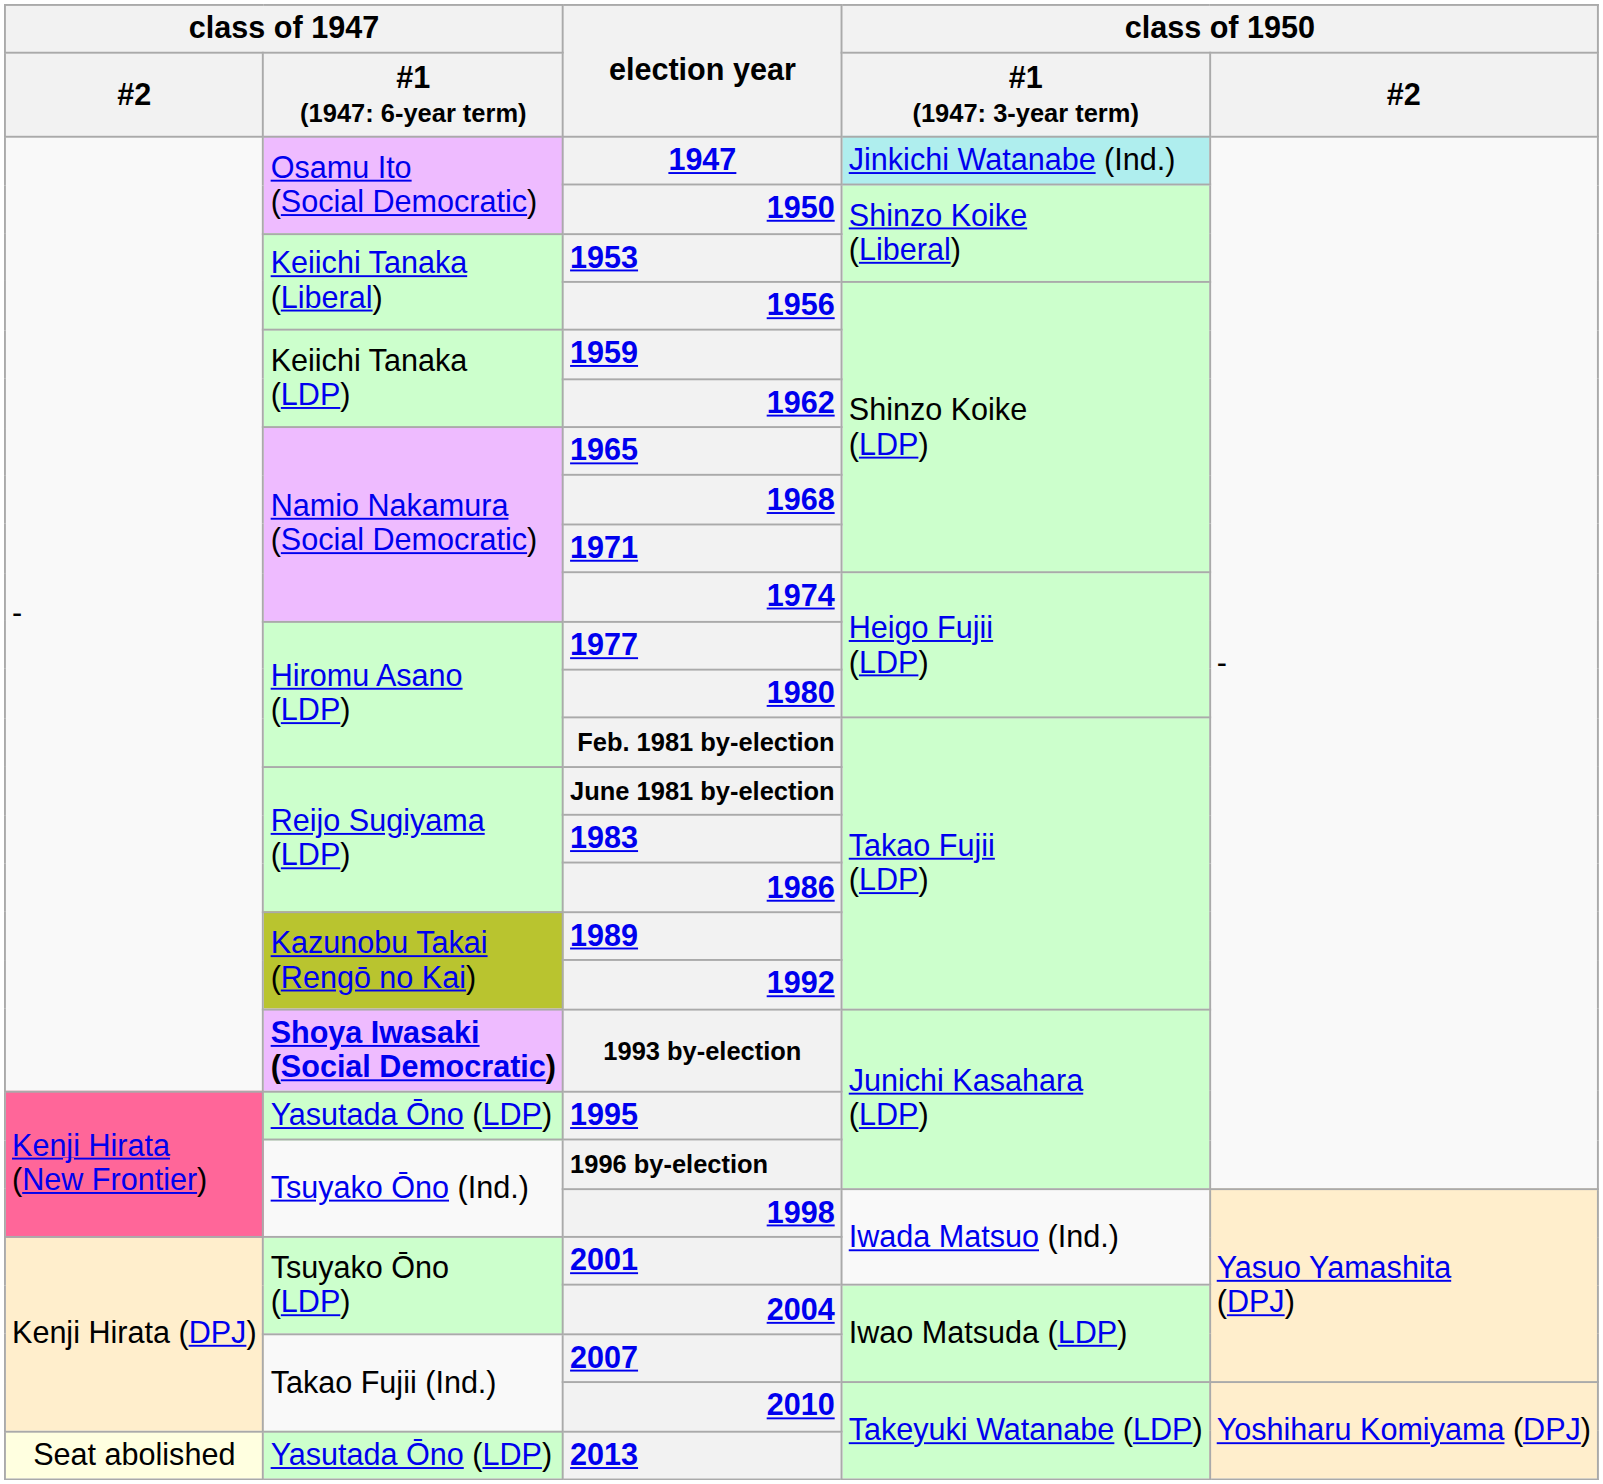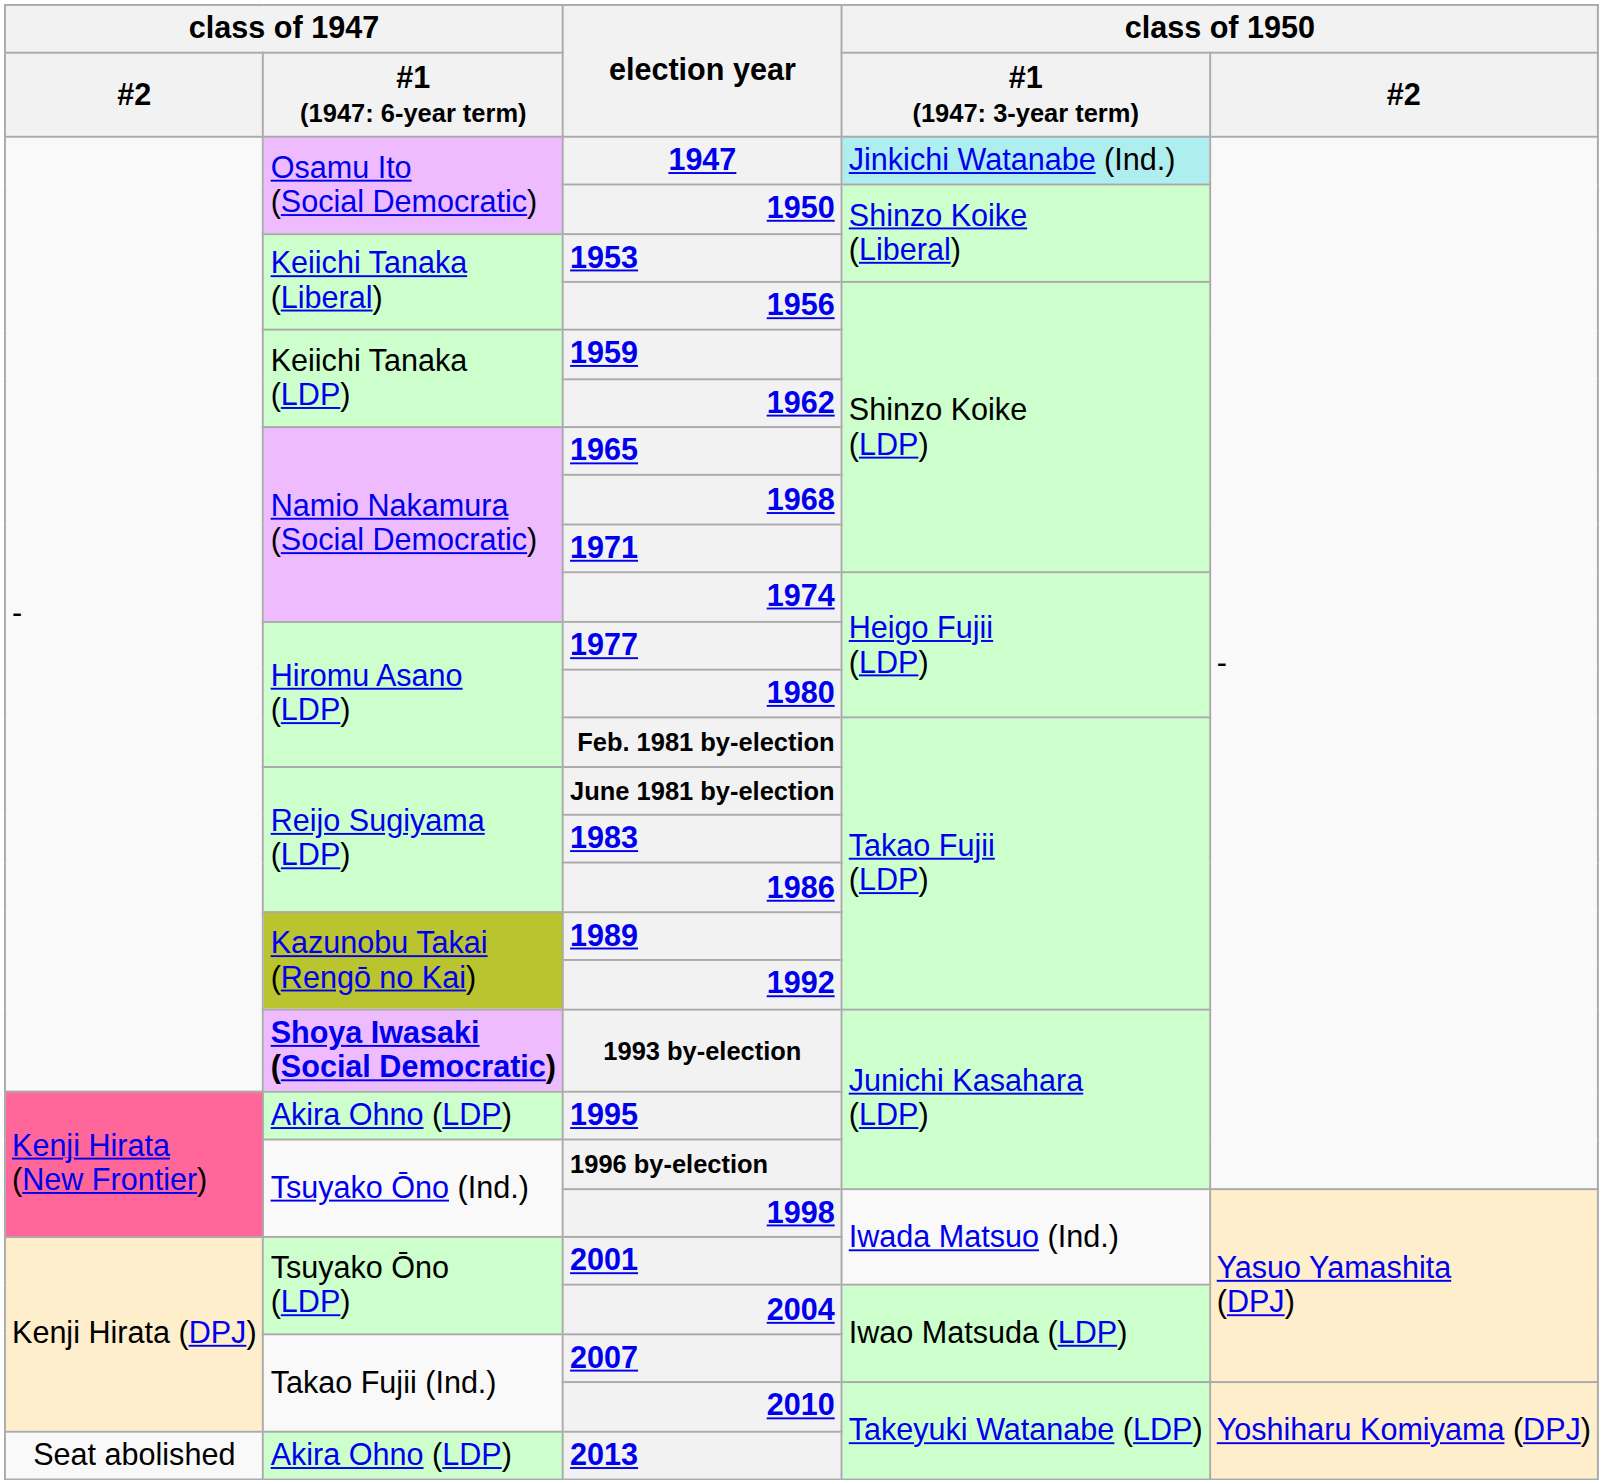(411, 1115) Yasutada Ōno (LDP) -> (391, 1115) Akira Ohno (LDP)
(134, 1454) lightyellow background -> (134, 1454) no background
(411, 1454) Yasutada Ōno (LDP) -> (391, 1454) Akira Ohno (LDP)
